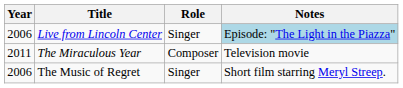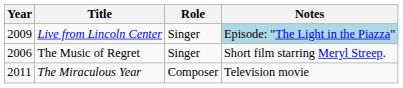(20, 33) 2006 -> (20, 33) 2009
rows swapped: (89, 72) <-> (89, 53)
